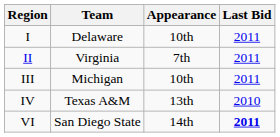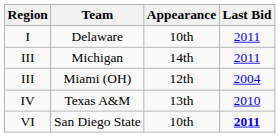- row: (97, 57)
(182, 79) 10th -> (182, 57) 14th
+ row: (97, 79)
(182, 121) 14th -> (182, 121) 10th
